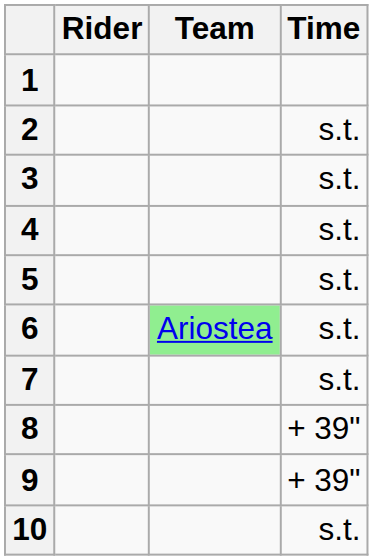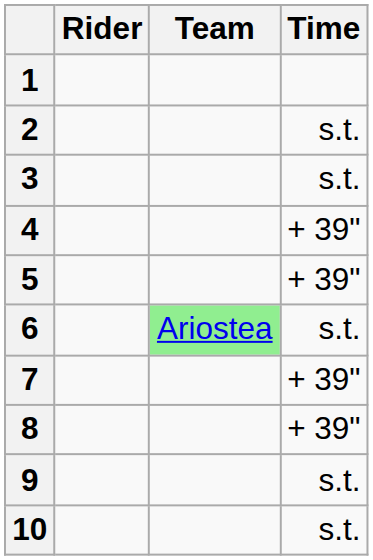(340, 229) s.t. -> (324, 229) + 39"
(340, 279) s.t. -> (324, 279) + 39"
(340, 379) s.t. -> (324, 379) + 39"
(324, 479) + 39" -> (340, 479) s.t.
